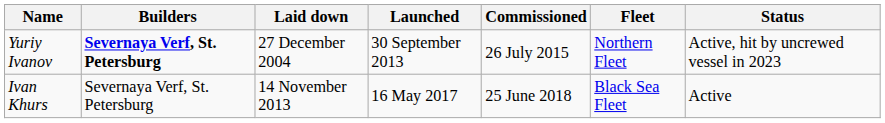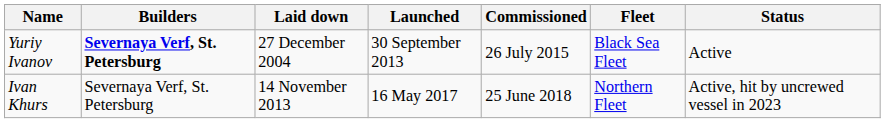(623, 52) Northern Fleet -> (627, 52) Black Sea Fleet
(766, 52) Active, hit by uncrewed vessel in 2023 -> (710, 52) Active
(627, 95) Black Sea Fleet -> (623, 95) Northern Fleet
(710, 95) Active -> (766, 95) Active, hit by uncrewed vessel in 2023
